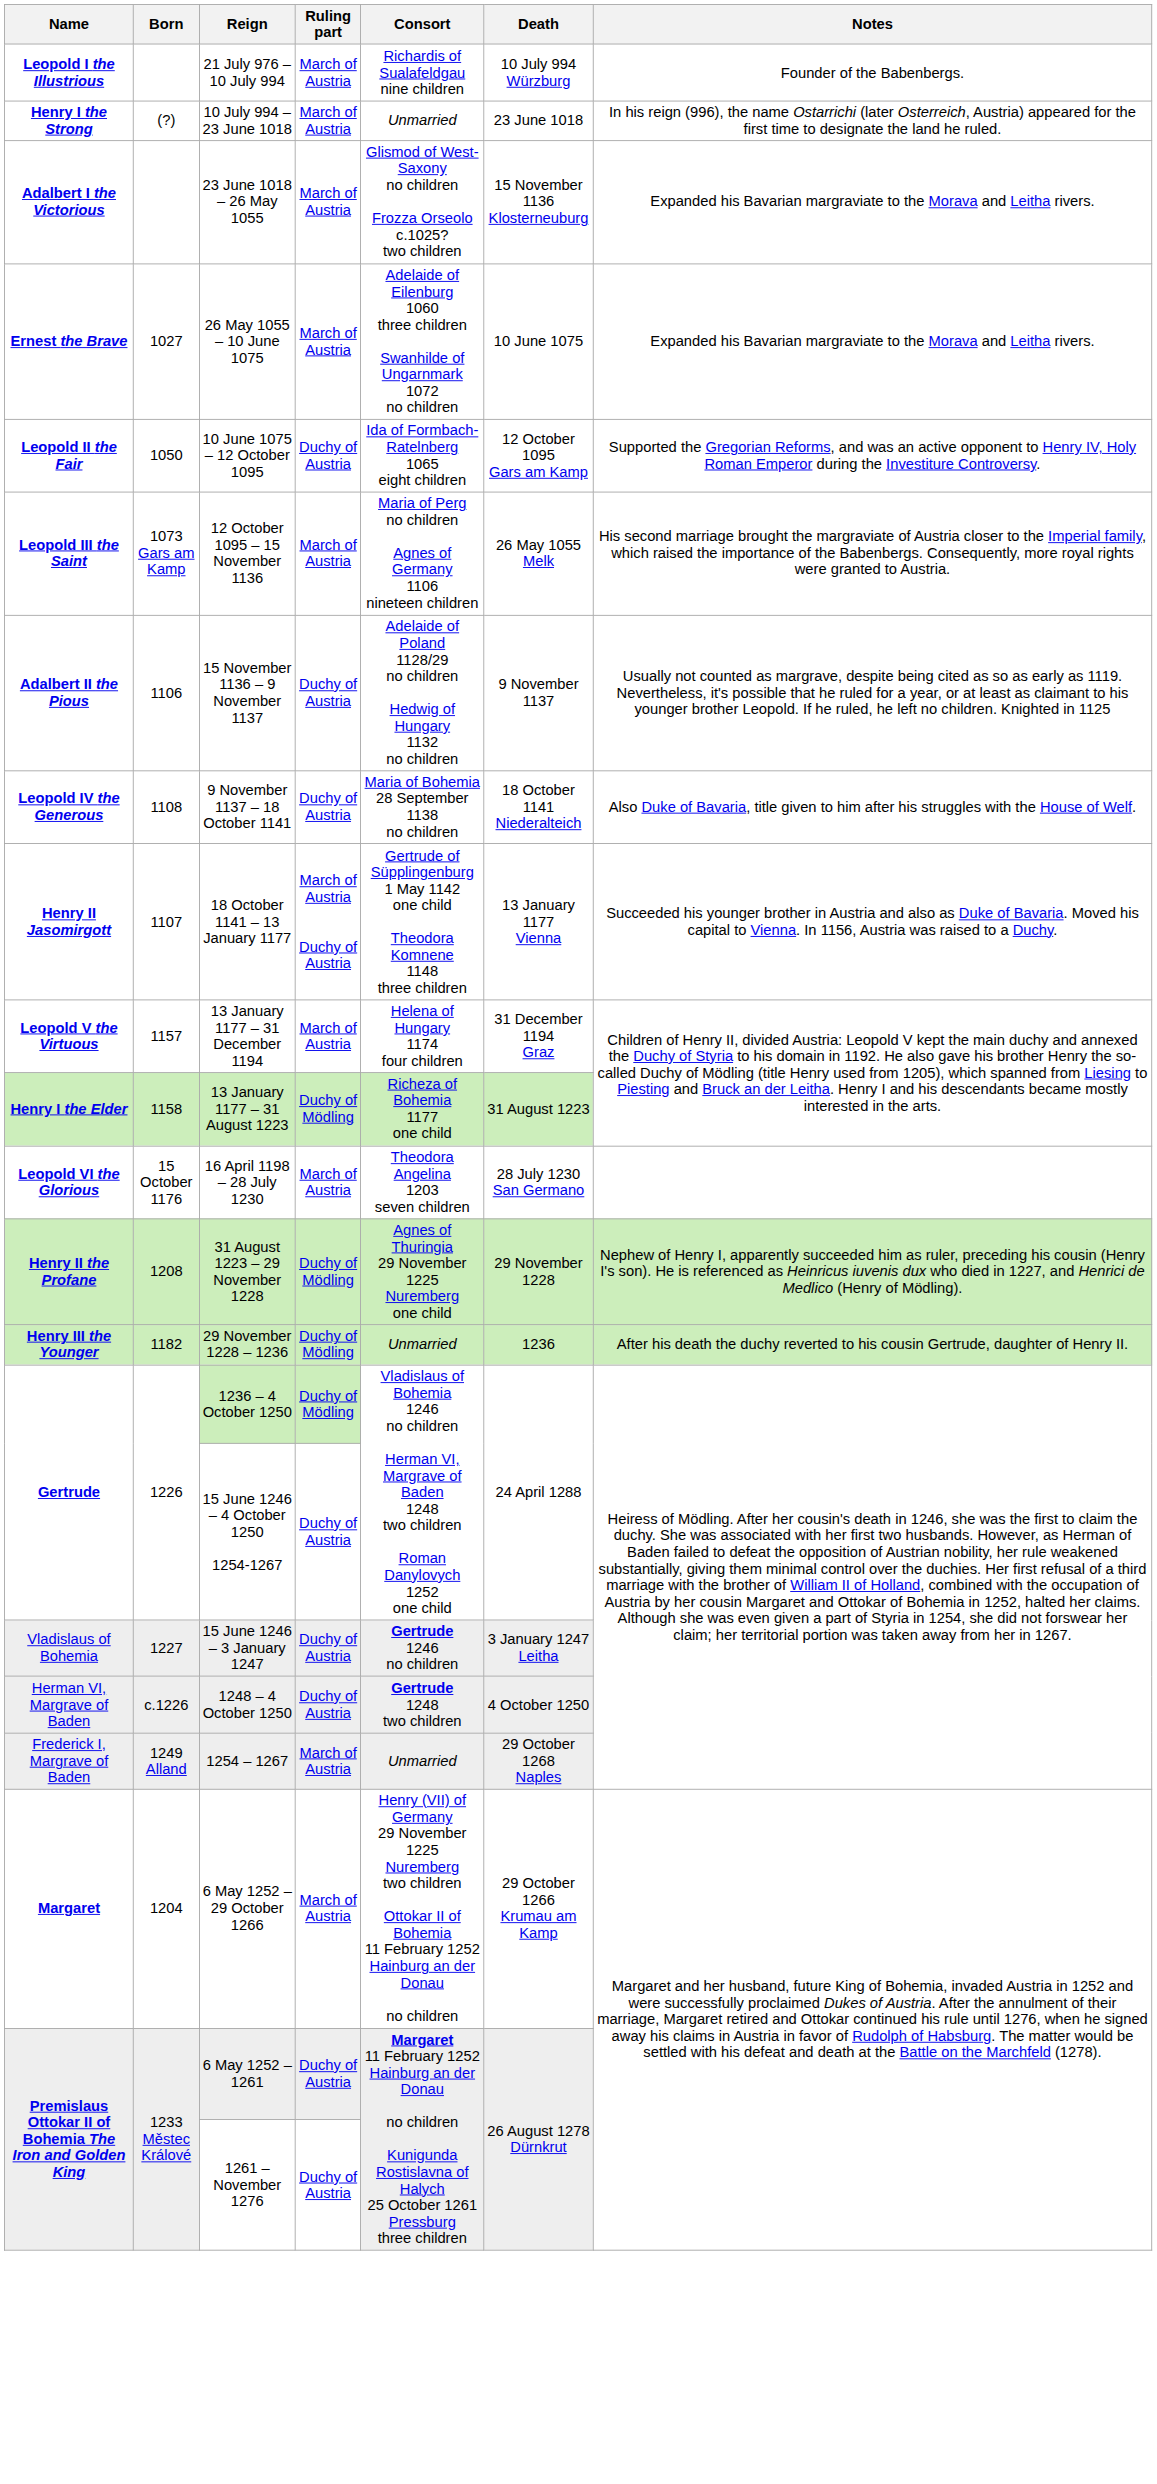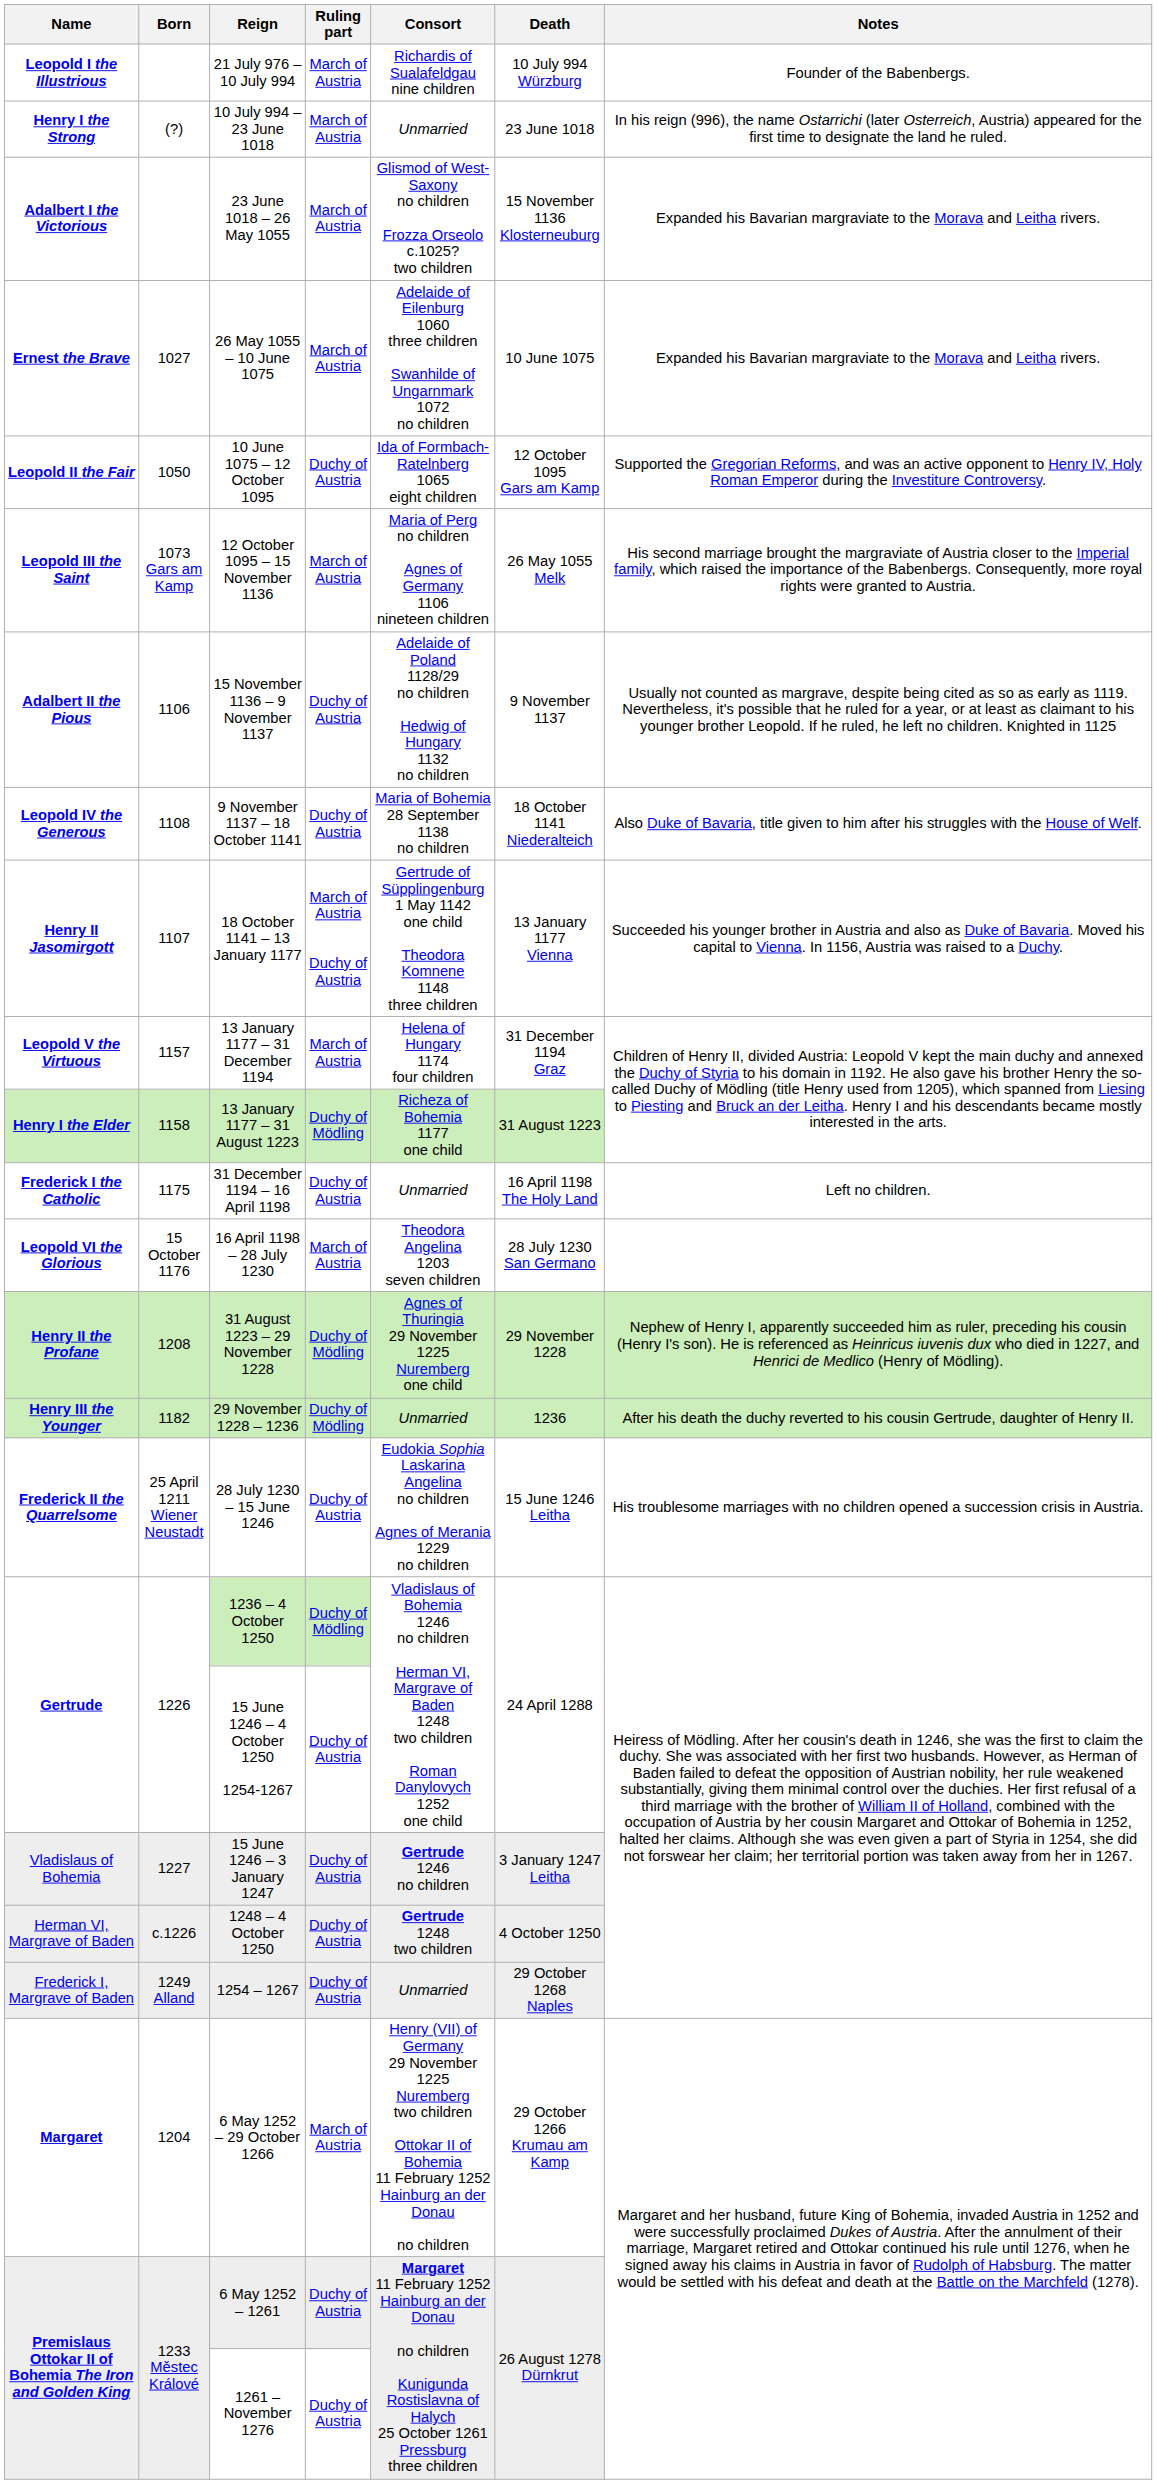+ row: (258, 1190)
+ row: (258, 1507)
(328, 1761) March of Austria -> (338, 1990) Duchy of Austria
